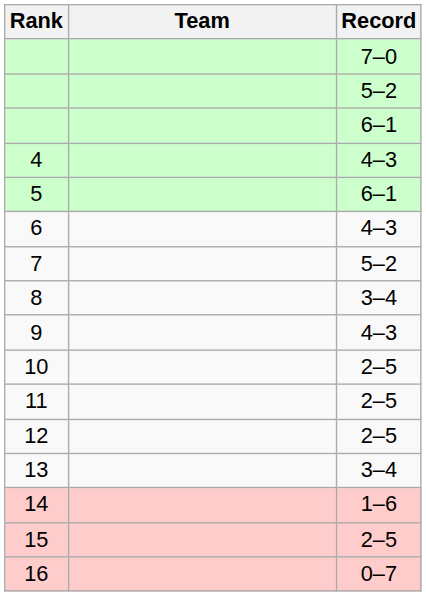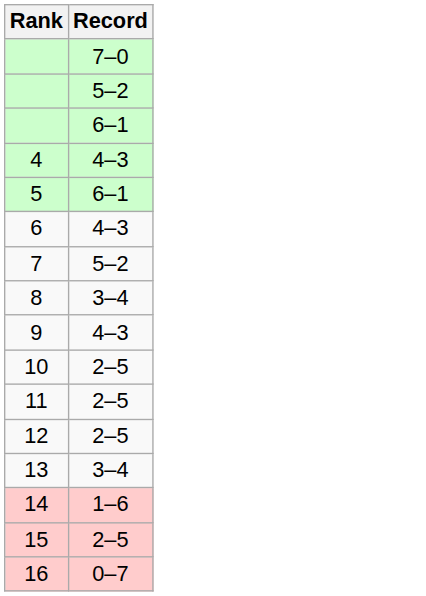- column: (202, 21)
